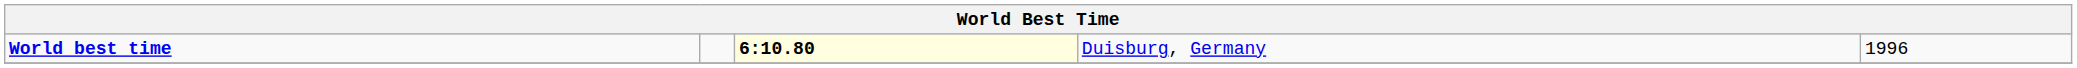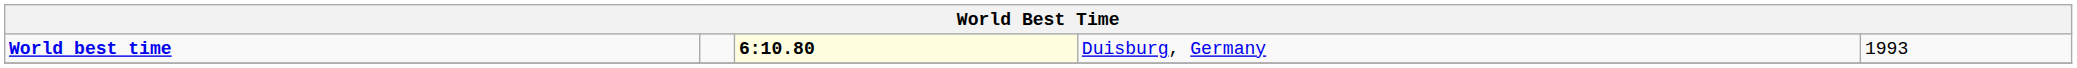(1887, 49) 1996 -> (1887, 49) 1993
